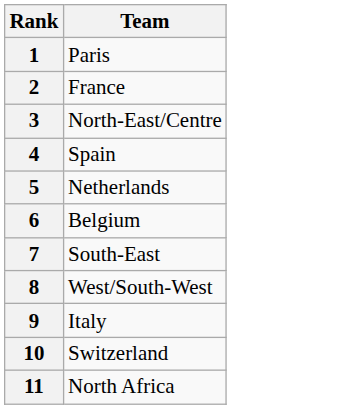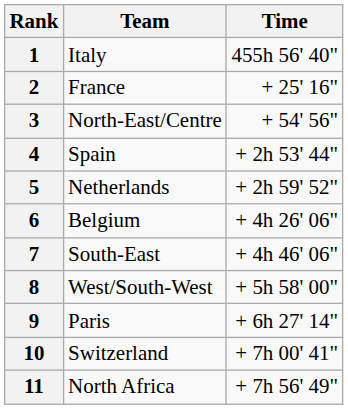+ column: (285, 21)
(89, 54) Paris -> (87, 54) Italy
(87, 320) Italy -> (89, 320) Paris
